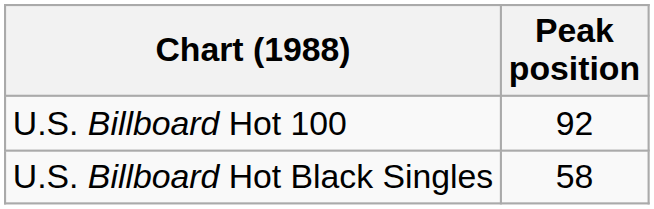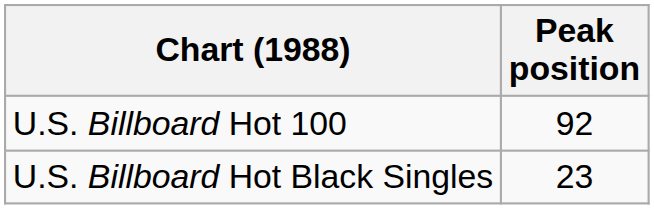(574, 176) 58 -> (574, 176) 23
